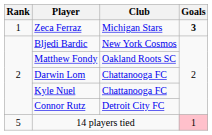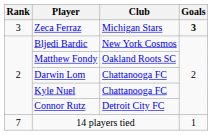(18, 28) 1 -> (18, 28) 3
(18, 122) 5 -> (18, 122) 7
(193, 122) pink background -> (193, 122) no background
